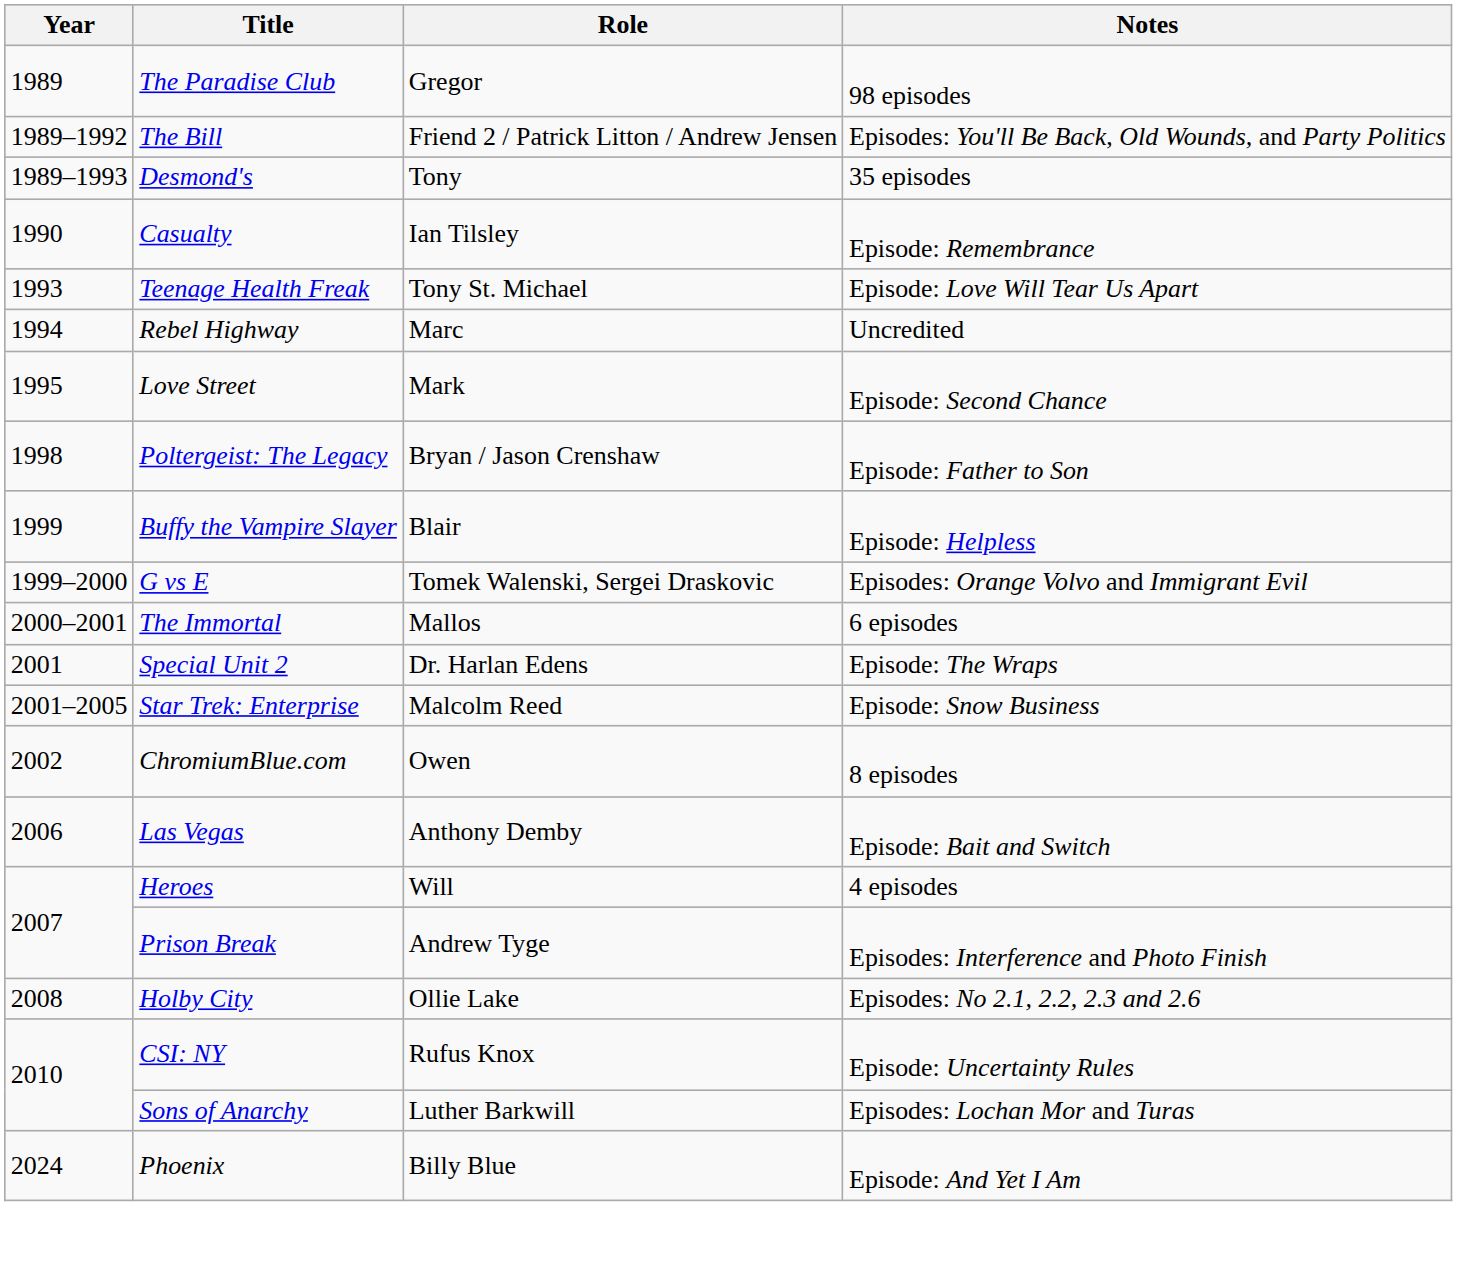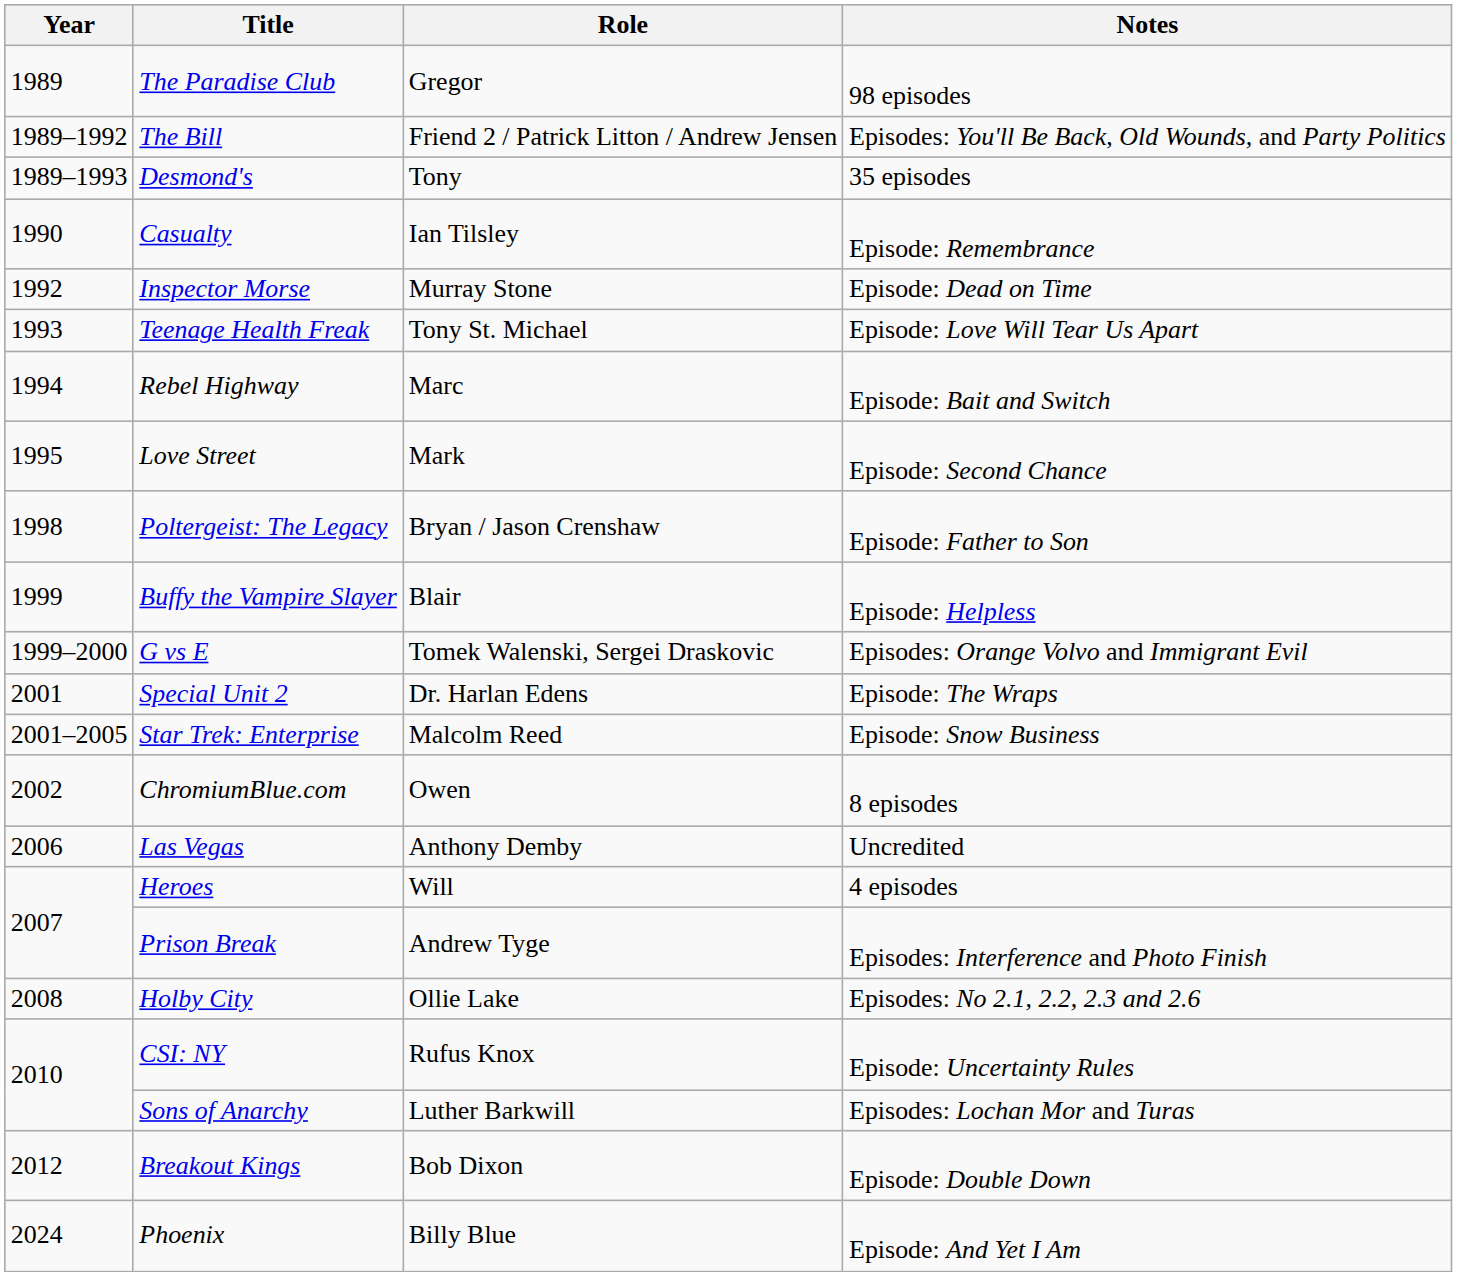+ row: (225, 288)
(907, 330) Uncredited -> (980, 400) Episode: Bait and Switch
- row: (210, 623)
(980, 845) Episode: Bait and Switch -> (907, 845) Uncredited
+ row: (220, 1165)
